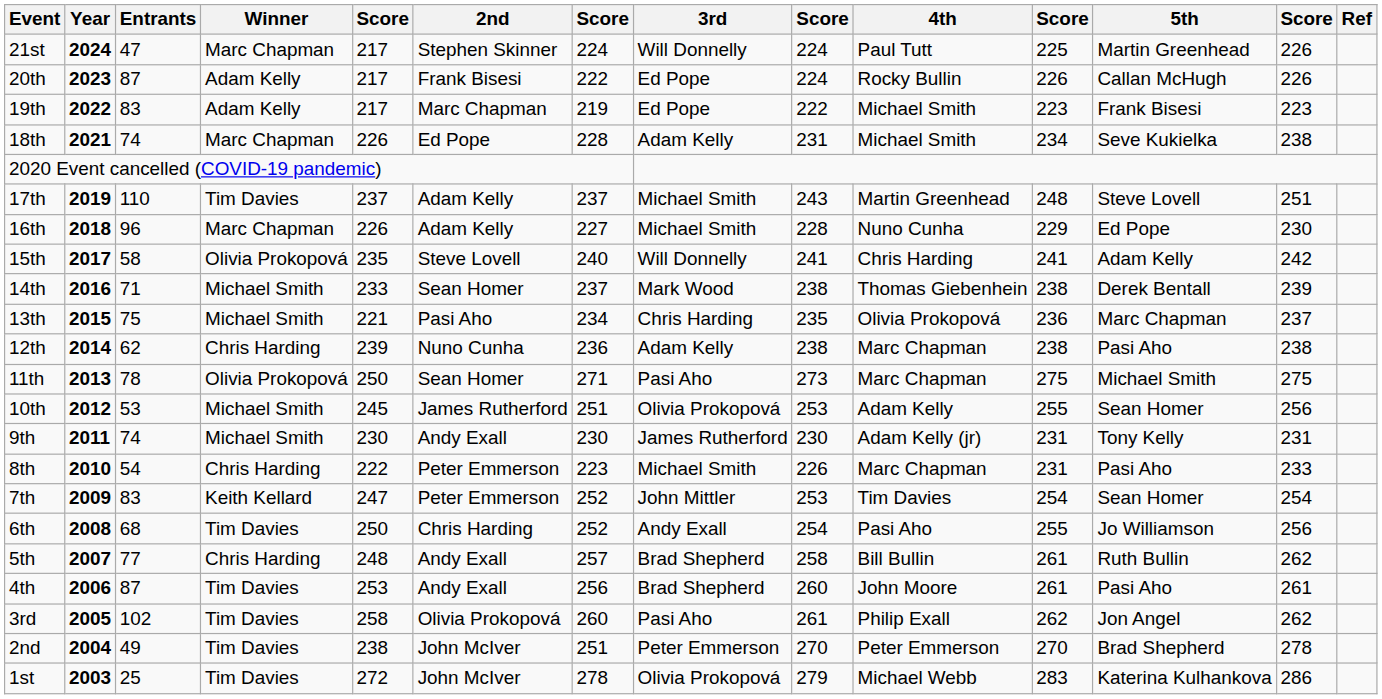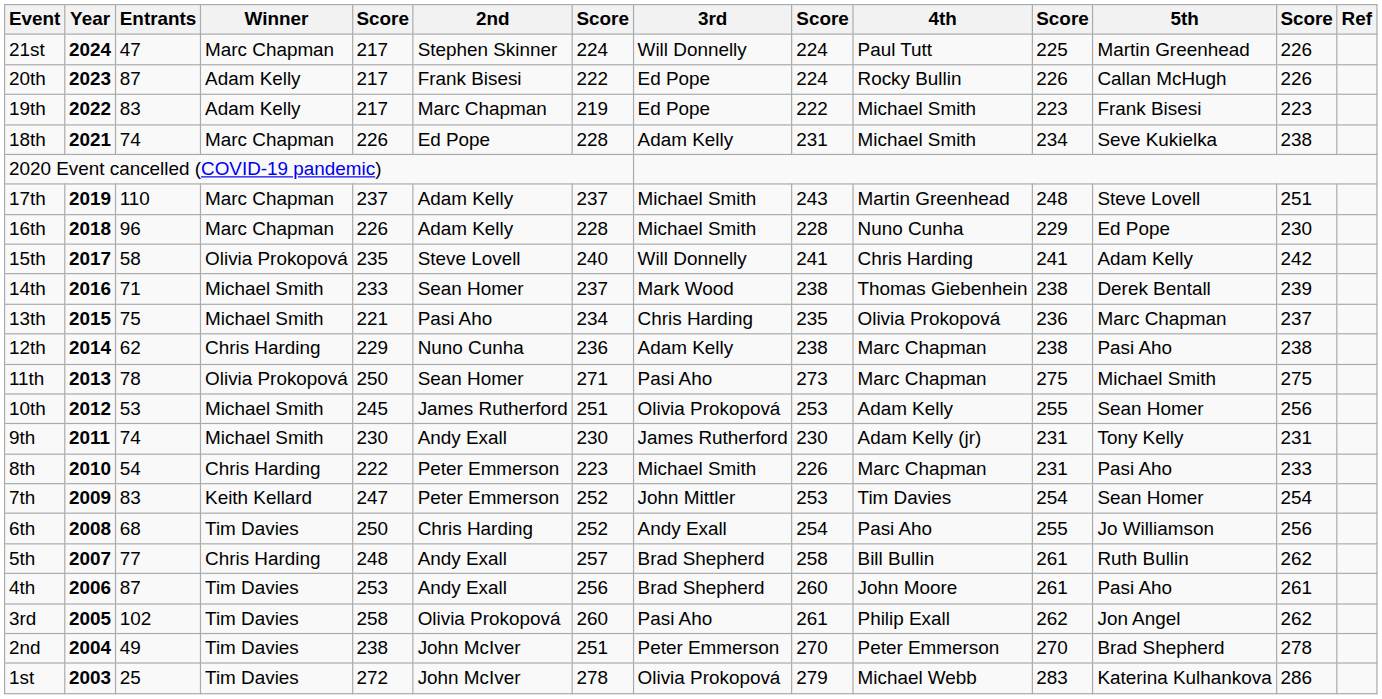(252, 199) Tim Davies -> (270, 199) Marc Chapman
(592, 229) 227 -> (592, 229) 228
(372, 348) 239 -> (372, 348) 229
